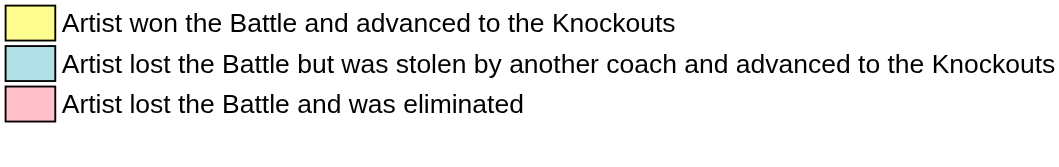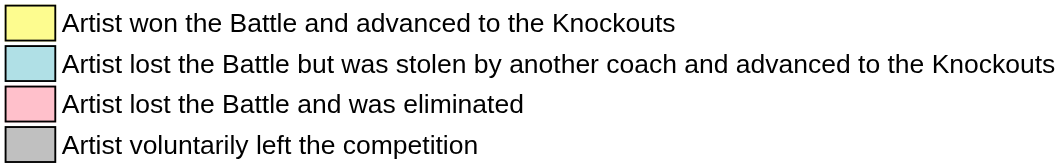+ row: (270, 145)
